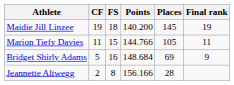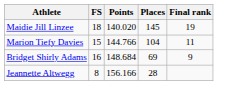- column: (97, 12)
(138, 27) 140.200 -> (121, 27) 140.020
(169, 42) 105 -> (153, 42) 104
